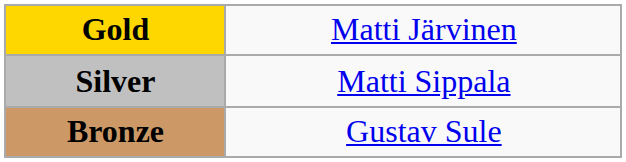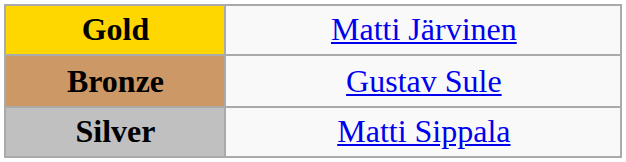rows swapped: (115, 80) <-> (115, 131)
